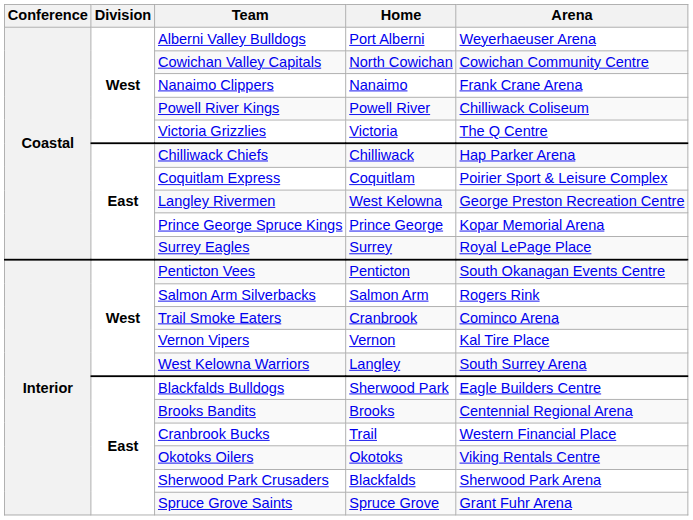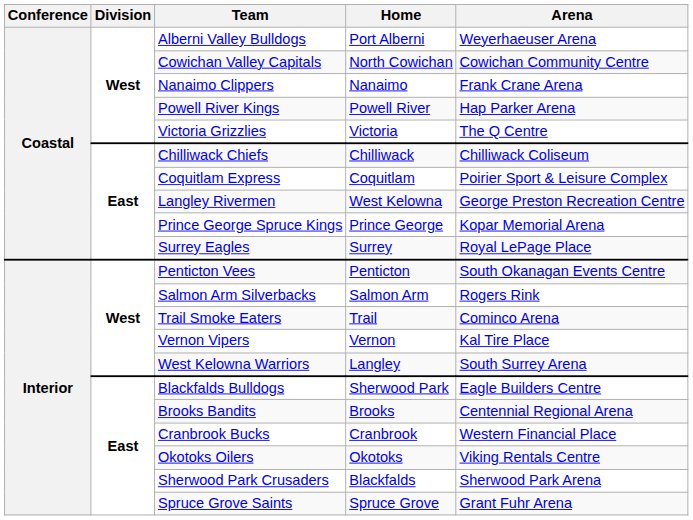(524, 108) Chilliwack Coliseum -> (517, 108) Hap Parker Arena
(517, 155) Hap Parker Arena -> (524, 155) Chilliwack Coliseum
(383, 318) Cranbrook -> (363, 318) Trail
(363, 434) Trail -> (383, 434) Cranbrook
